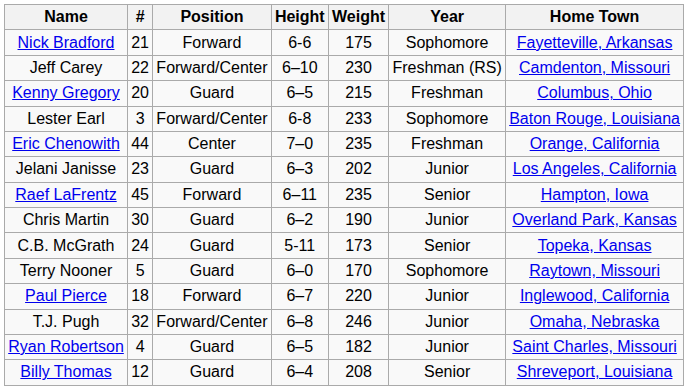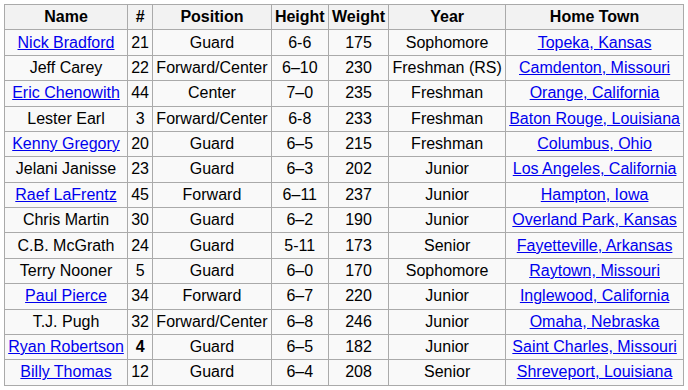(212, 42) Forward -> (212, 42) Guard
(595, 42) Fayetteville, Arkansas -> (595, 42) Topeka, Kansas
rows swapped: (66, 144) <-> (66, 93)
(447, 118) Sophomore -> (447, 118) Freshman
(359, 194) 235 -> (359, 194) 237
(447, 194) Senior -> (447, 194) Junior
(595, 245) Topeka, Kansas -> (595, 245) Fayetteville, Arkansas
(140, 296) 18 -> (140, 296) 34
(140, 347) normal -> (140, 347) bold
